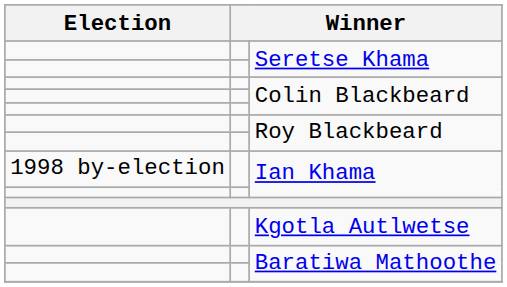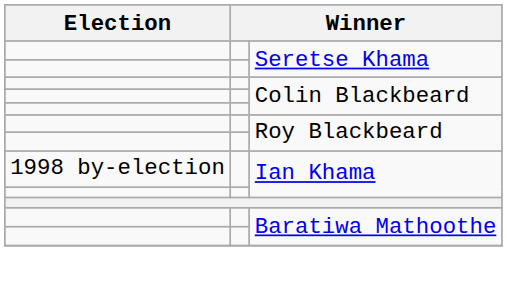- row: (118, 227)
